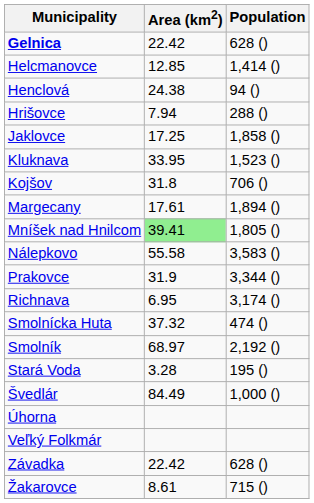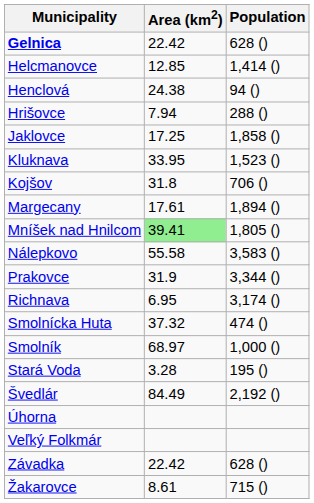(255, 346) 2,192 () -> (255, 346) 1,000 ()
(255, 393) 1,000 () -> (255, 393) 2,192 ()
